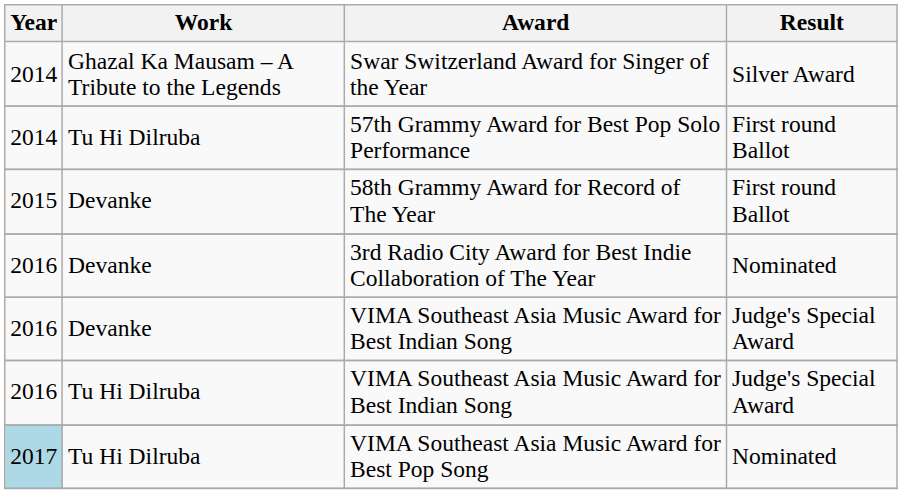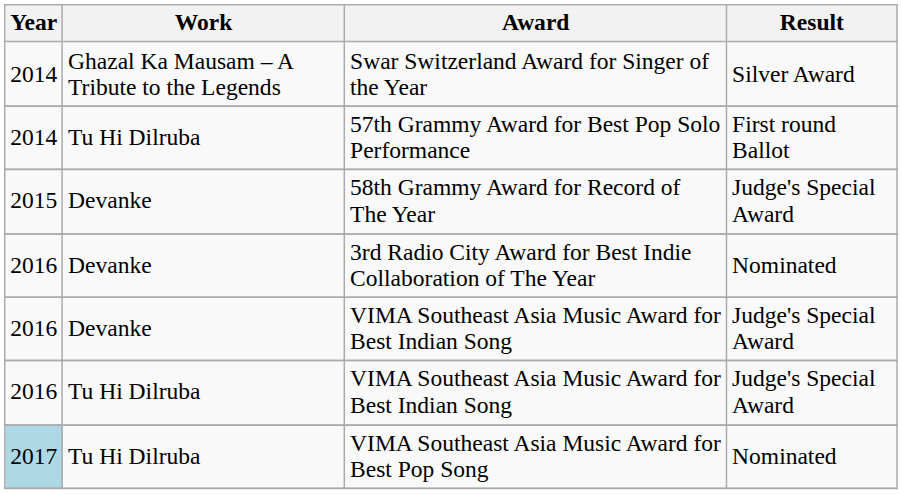(784, 201) First round Ballot -> (804, 201) Judge's Special Award
